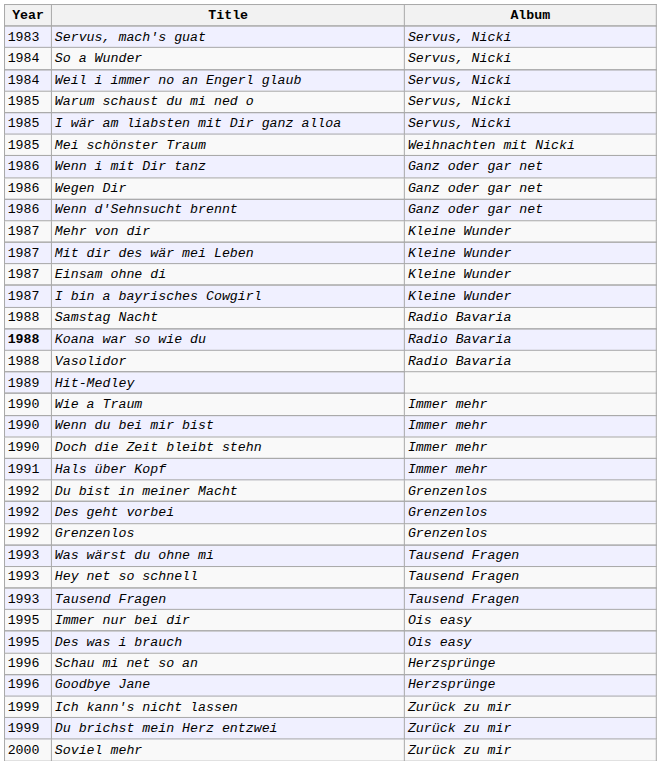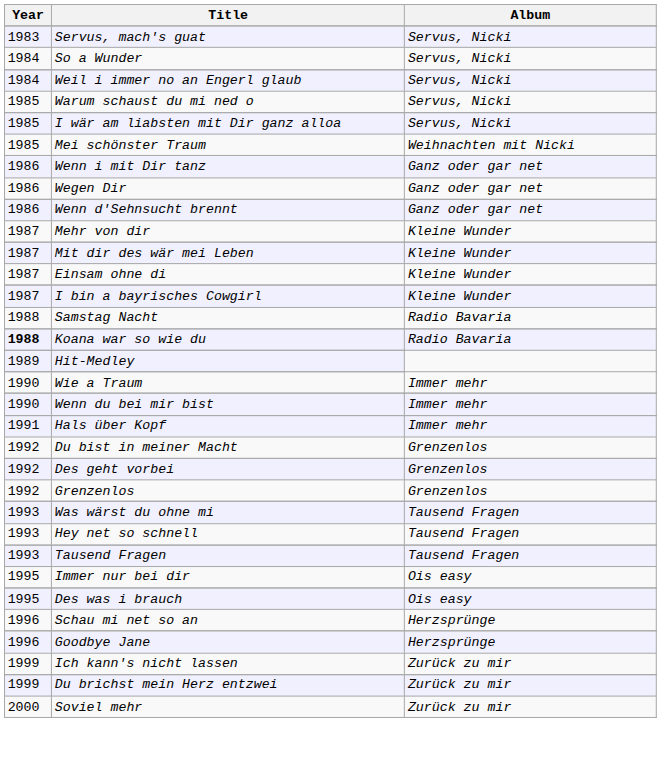- row: (91, 361)
- row: (158, 448)
